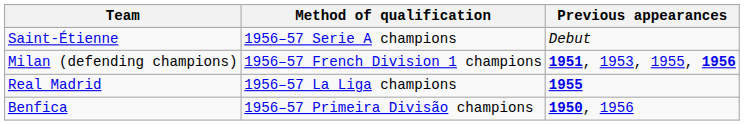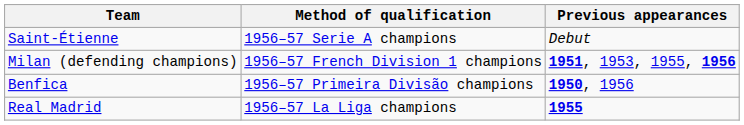rows swapped: (38, 108) <-> (55, 85)
